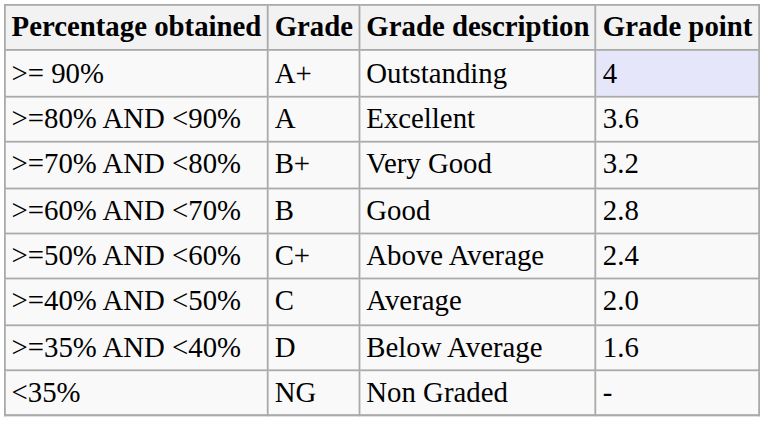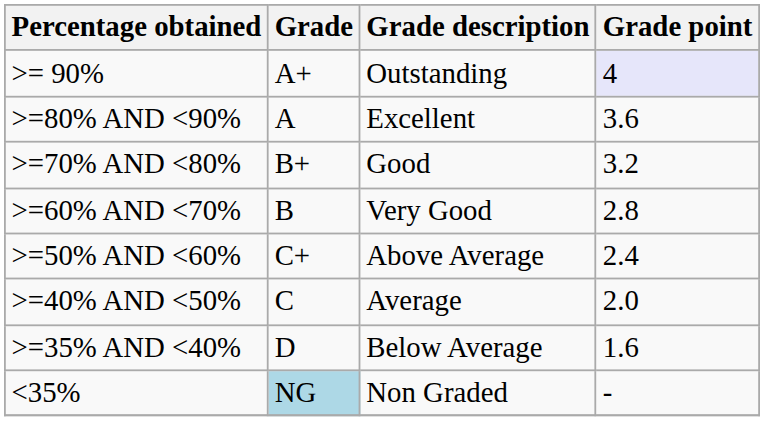(429, 164) Very Good -> (398, 164) Good
(398, 210) Good -> (429, 210) Very Good
(295, 392) no background -> (295, 392) lightblue background
